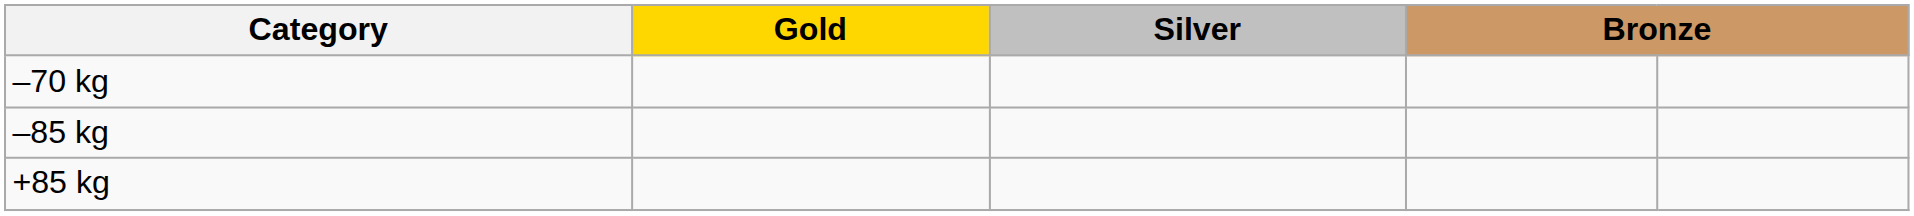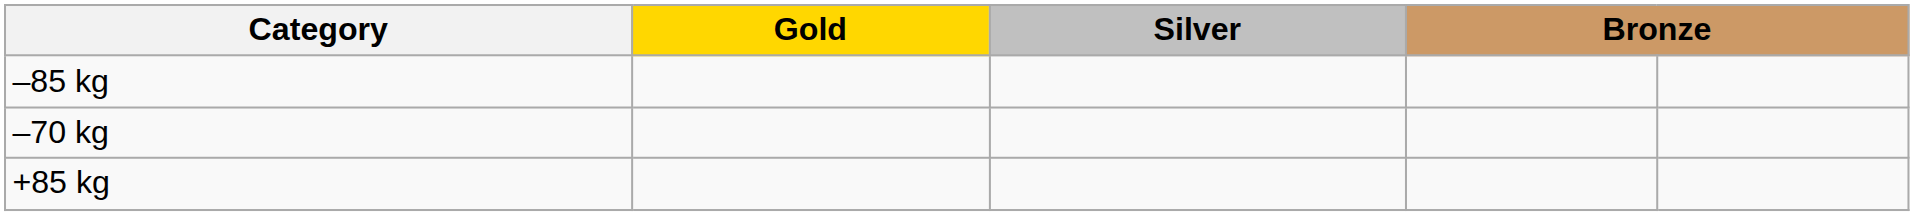rows swapped: (61, 81) <-> (61, 132)
